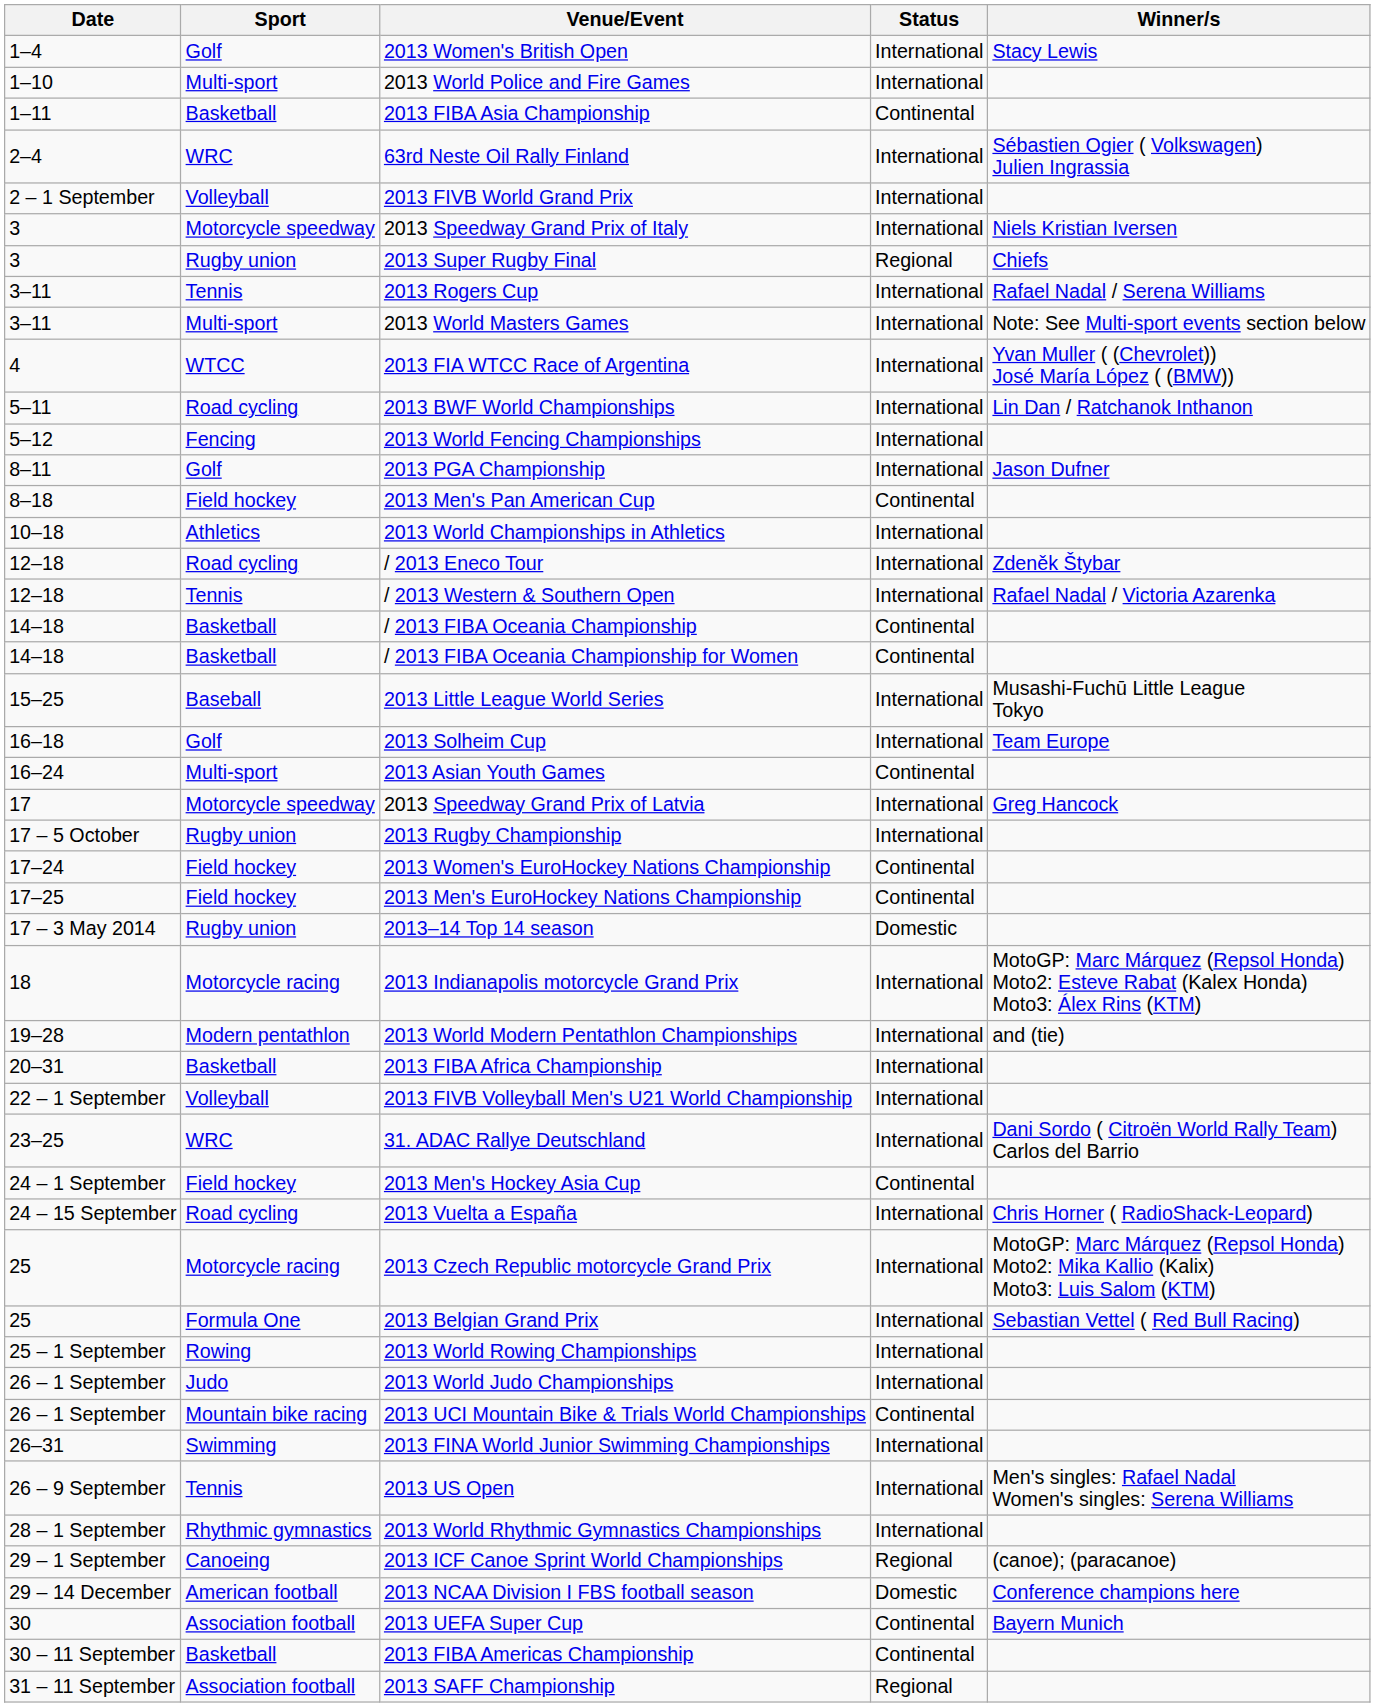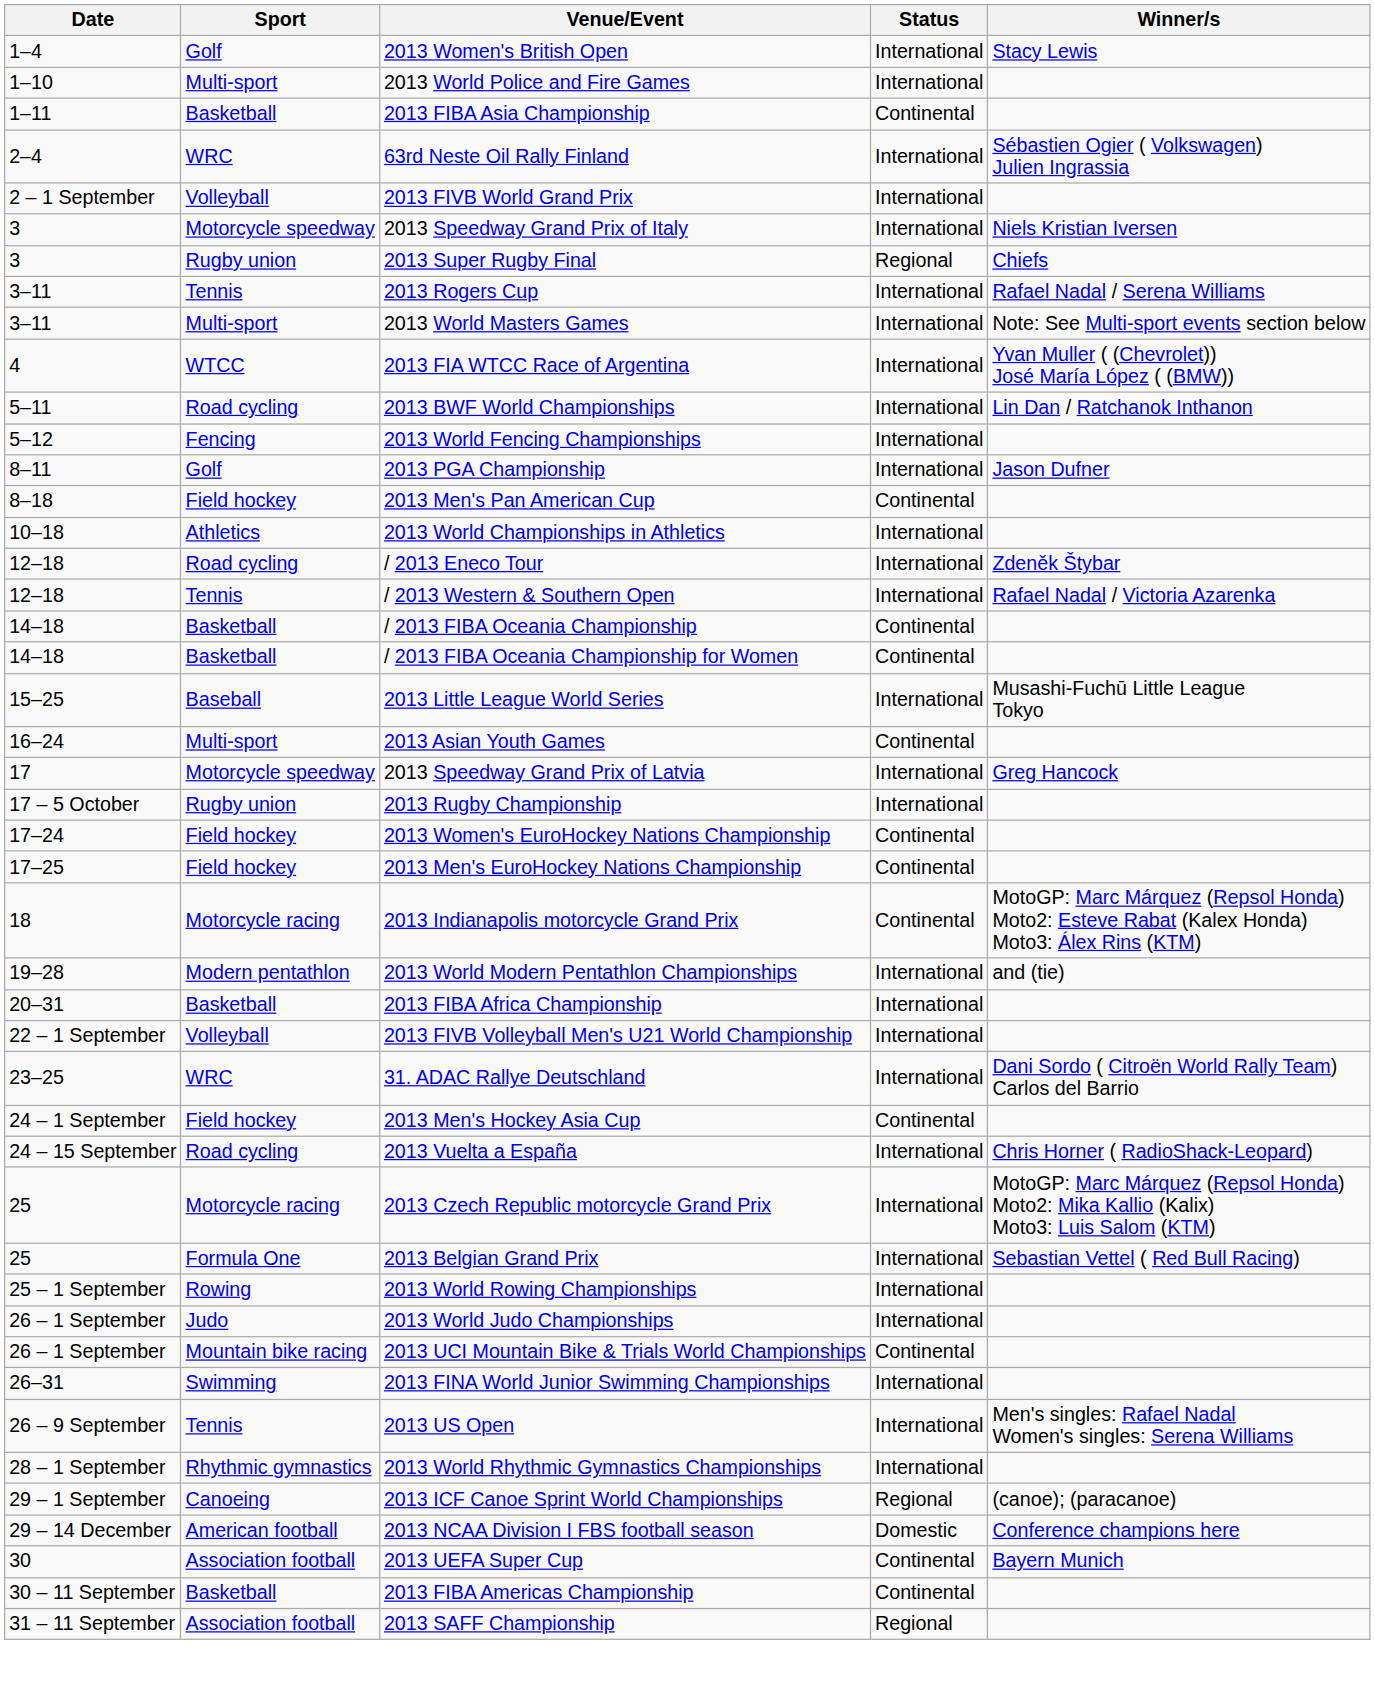- row: (465, 741)
- row: (489, 929)
(929, 982) International -> (925, 920) Continental
